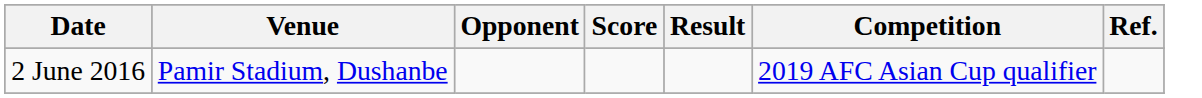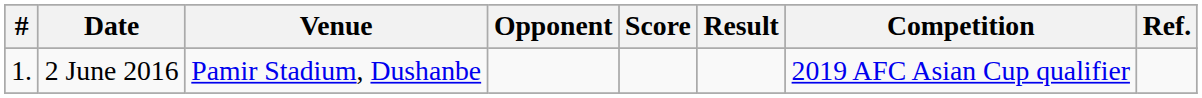+ column: (22, 26)
